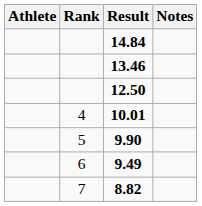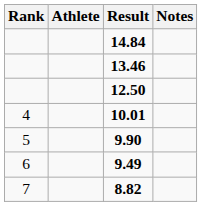columns swapped: (82, 16) <-> (32, 16)
